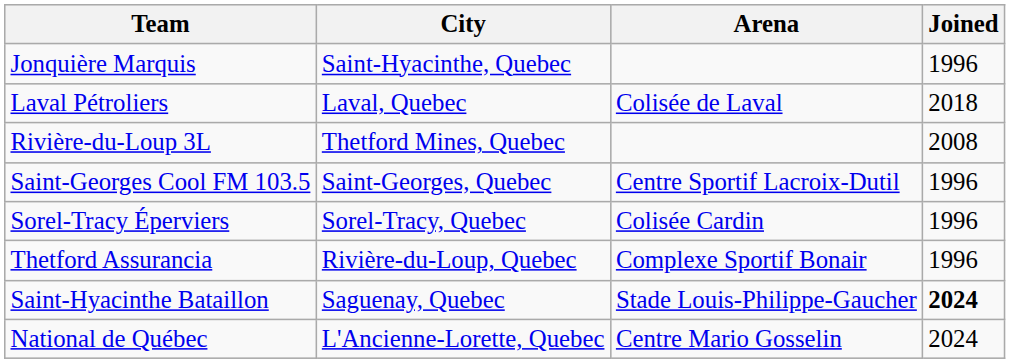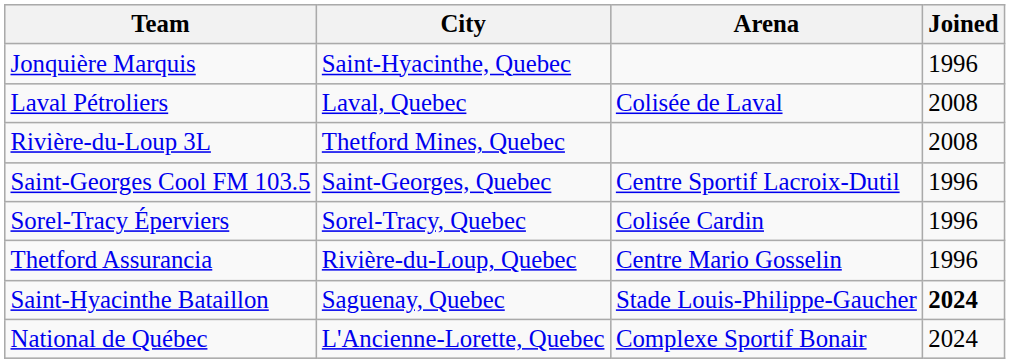(953, 102) 2018 -> (953, 102) 2008
(741, 260) Complexe Sportif Bonair -> (729, 260) Centre Mario Gosselin
(729, 338) Centre Mario Gosselin -> (741, 338) Complexe Sportif Bonair
